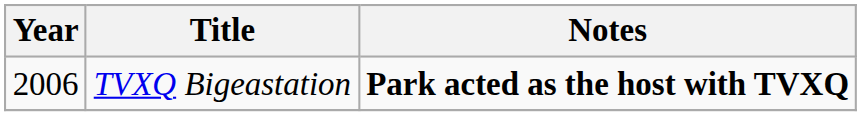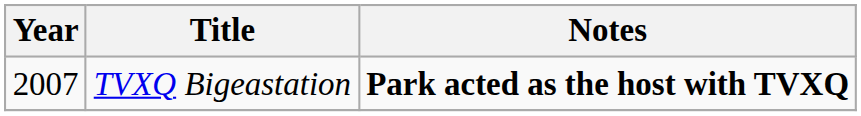(46, 82) 2006 -> (46, 82) 2007
